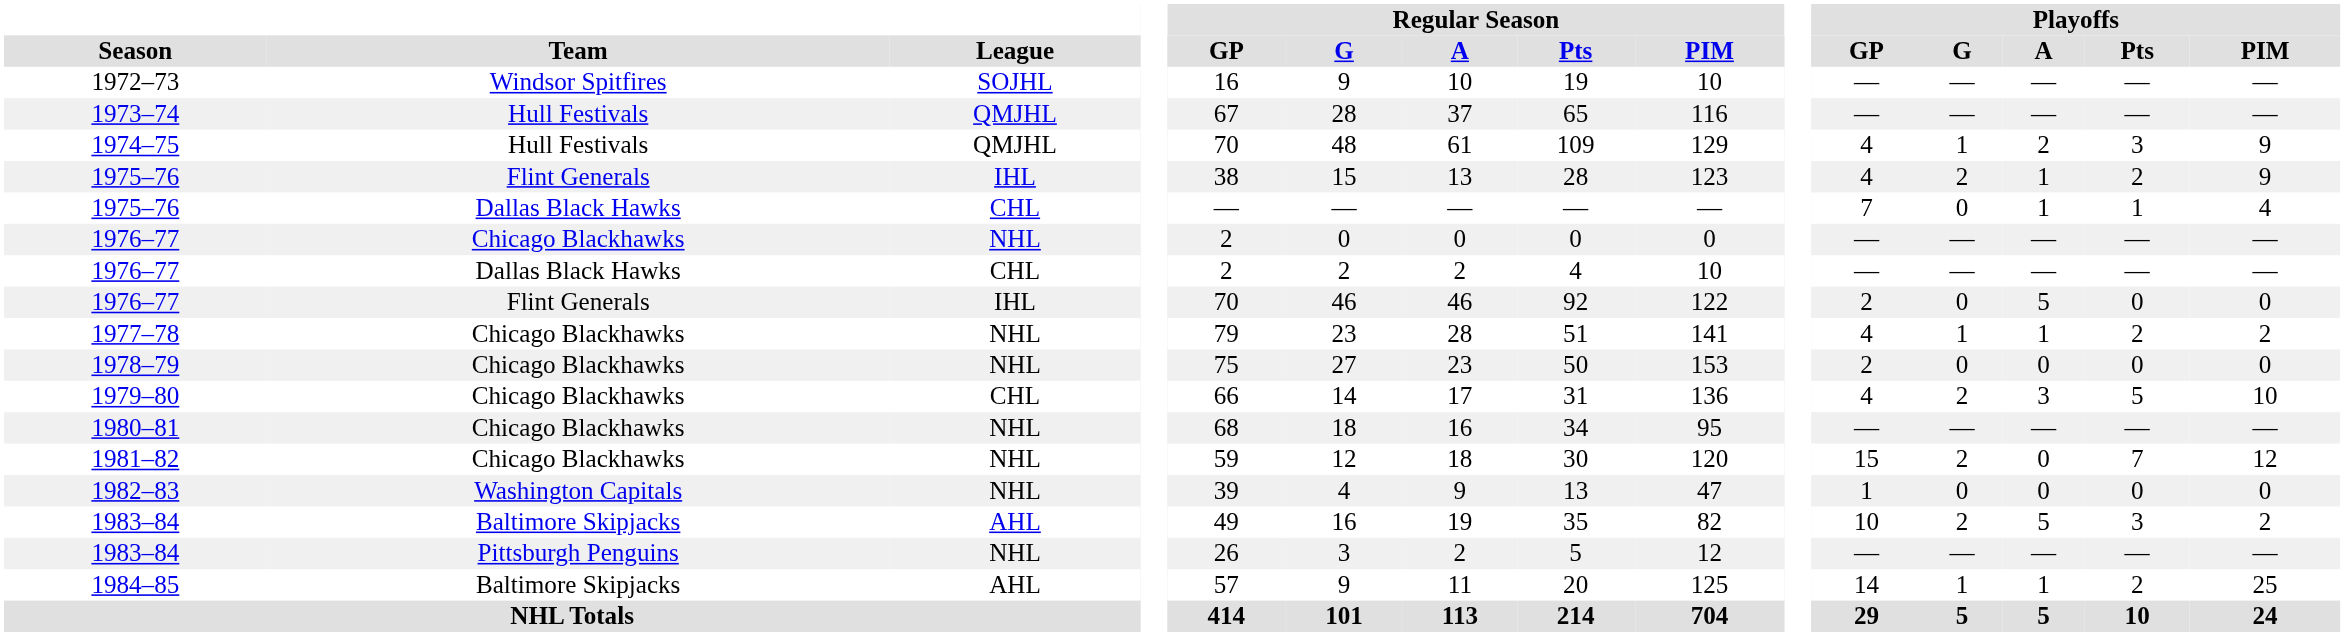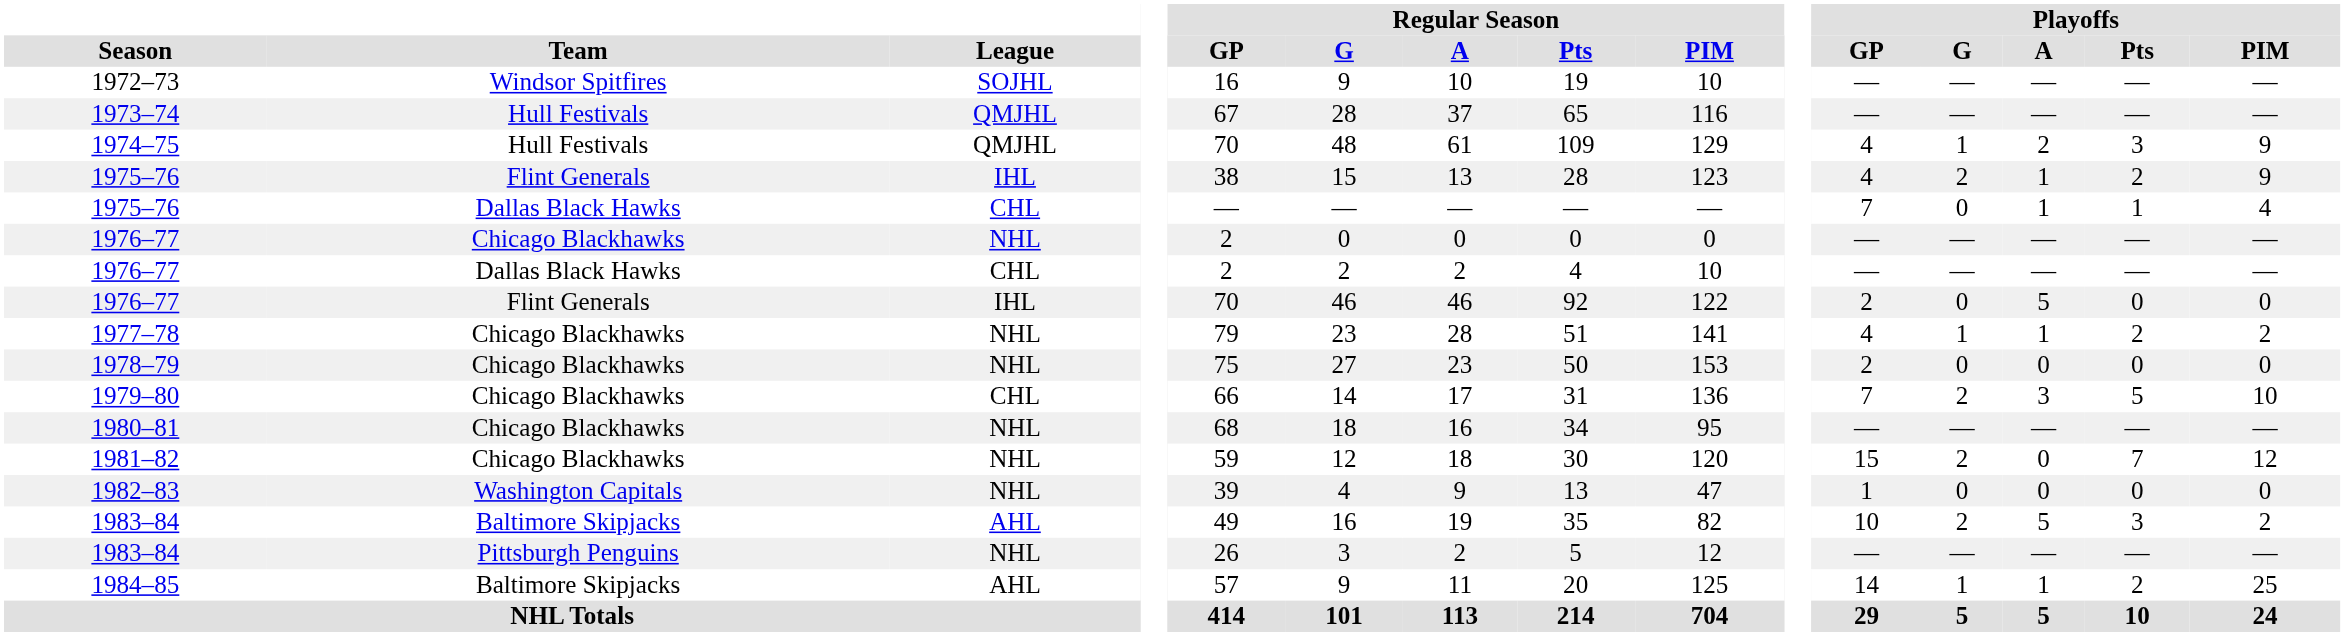(1866, 396) 4 -> (1866, 396) 7
